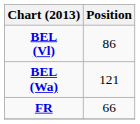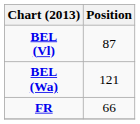(109, 43) 86 -> (109, 43) 87
